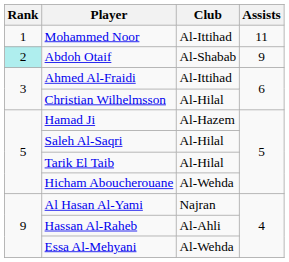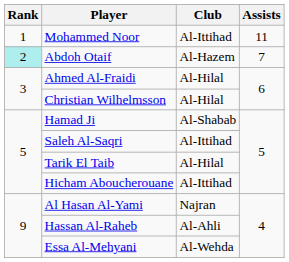(208, 57) Al-Shabab -> (207, 57) Al-Hazem
(262, 57) 9 -> (262, 57) 7
(206, 78) Al-Ittihad -> (202, 78) Al-Hilal
(207, 120) Al-Hazem -> (208, 120) Al-Shabab
(202, 141) Al-Hilal -> (206, 141) Al-Ittihad
(207, 183) Al-Wehda -> (206, 183) Al-Ittihad
